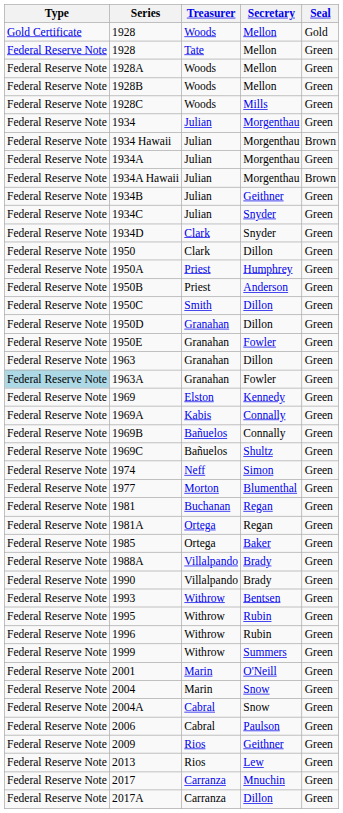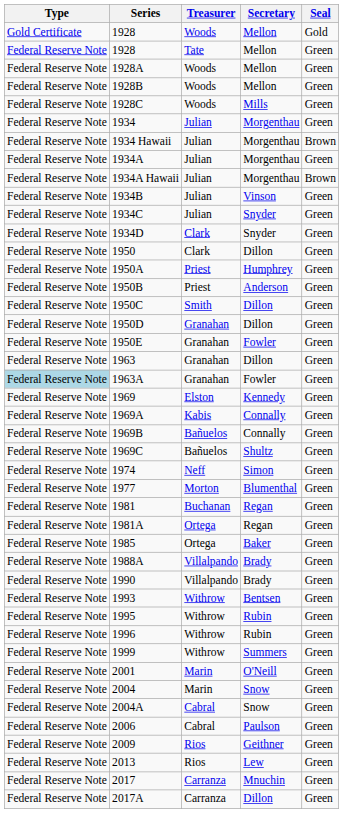(263, 196) Geithner -> (260, 196) Vinson
